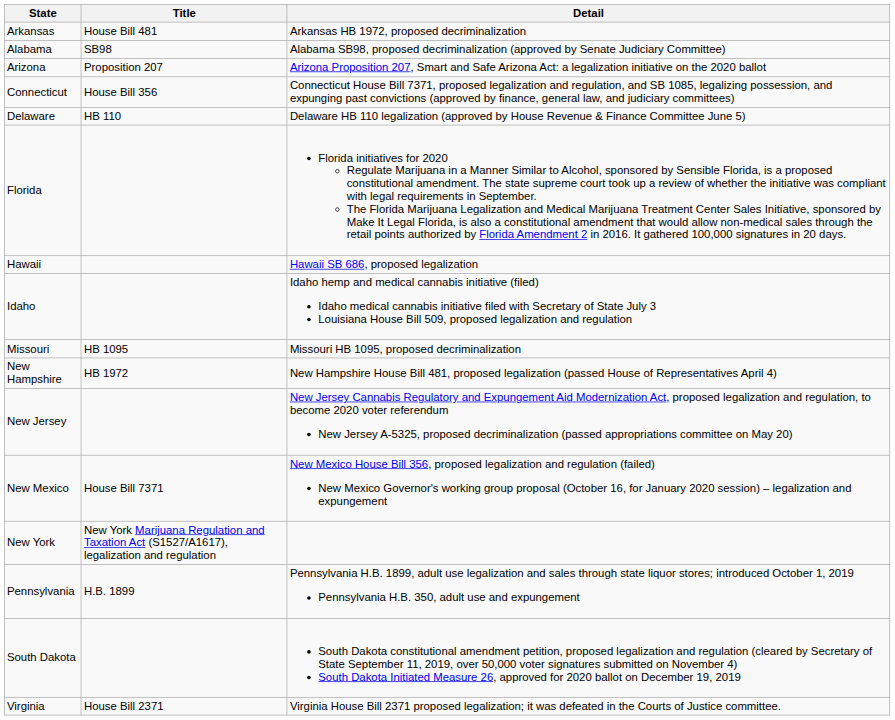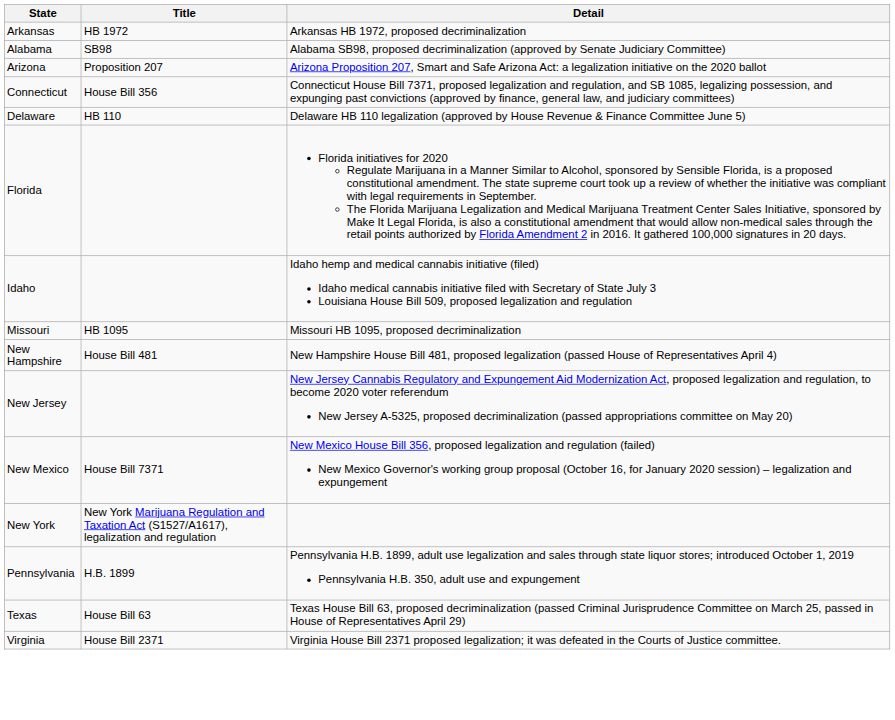(121, 31) House Bill 481 -> (106, 31) HB 1972
- row: (24, 264)
(106, 373) HB 1972 -> (121, 355) House Bill 481
- row: (41, 657)
+ row: (22, 615)
